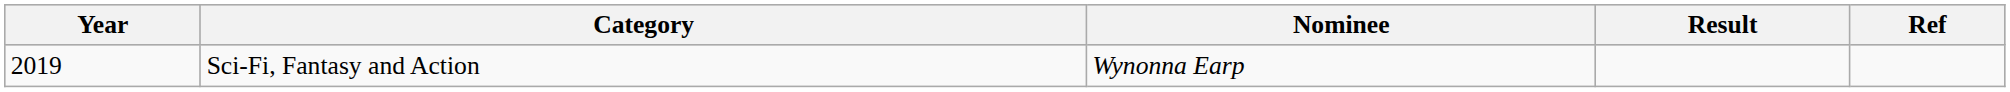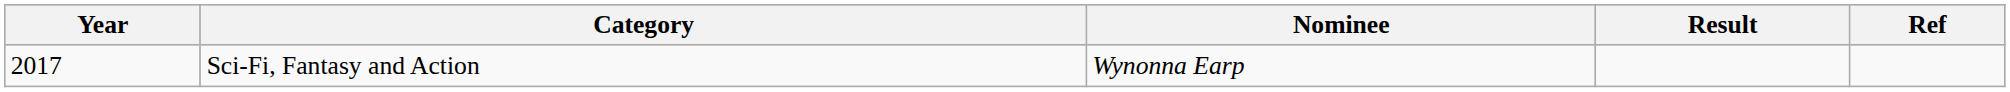(36, 65) 2019 -> (36, 65) 2017
